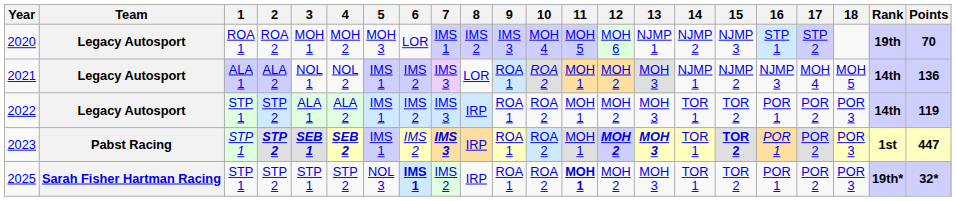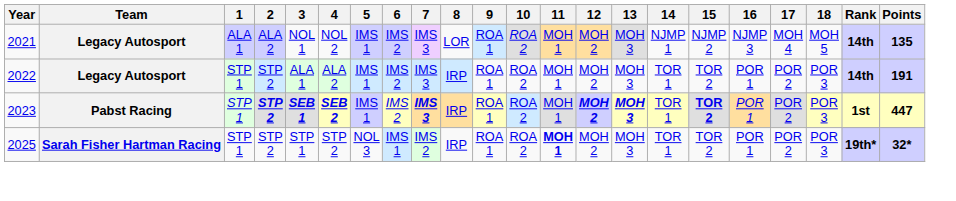- row: (22, 41)
(929, 76) 136 -> (902, 41) 135
(929, 110) 119 -> (902, 76) 191
(415, 178) bold -> (397, 144) normal
